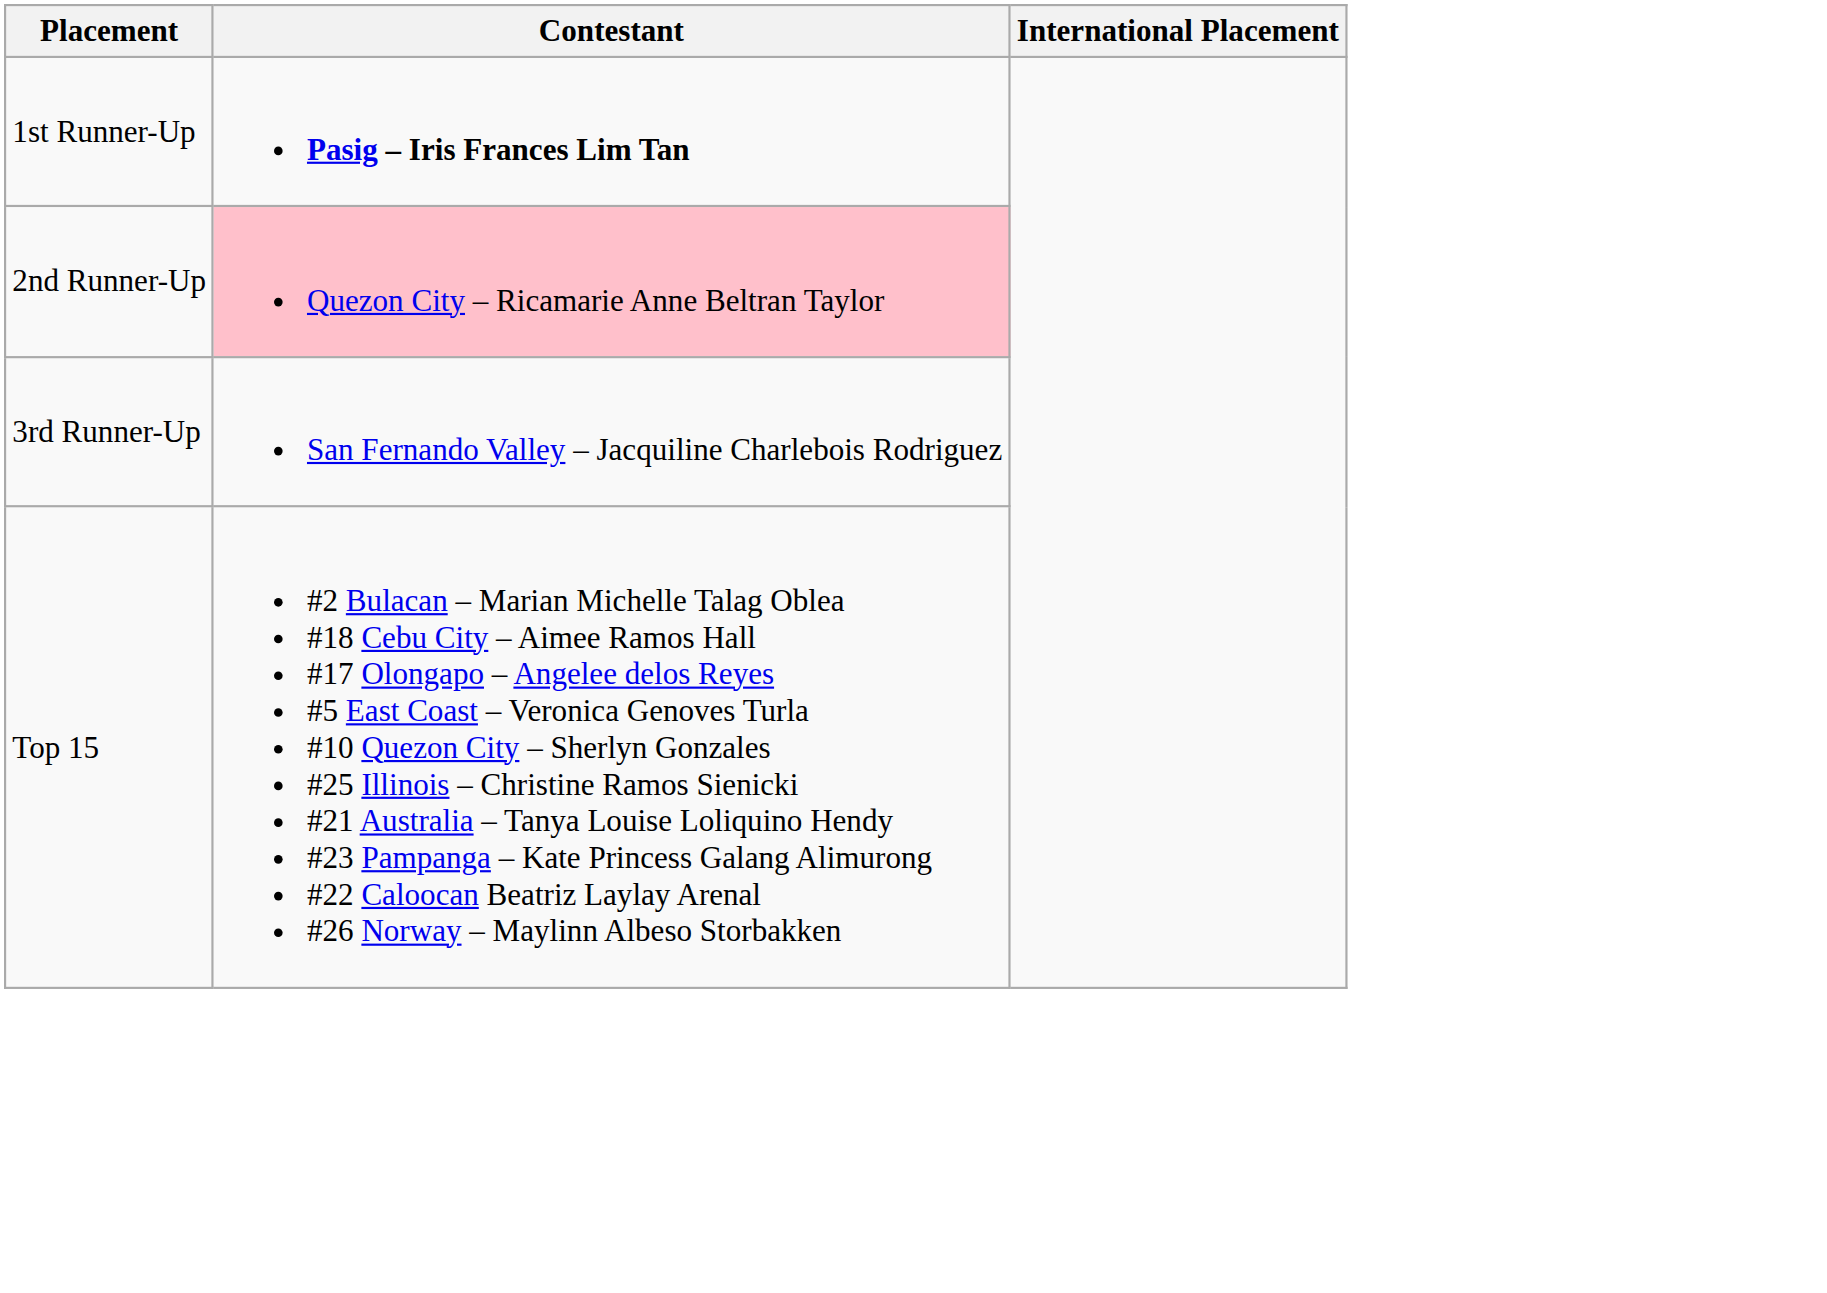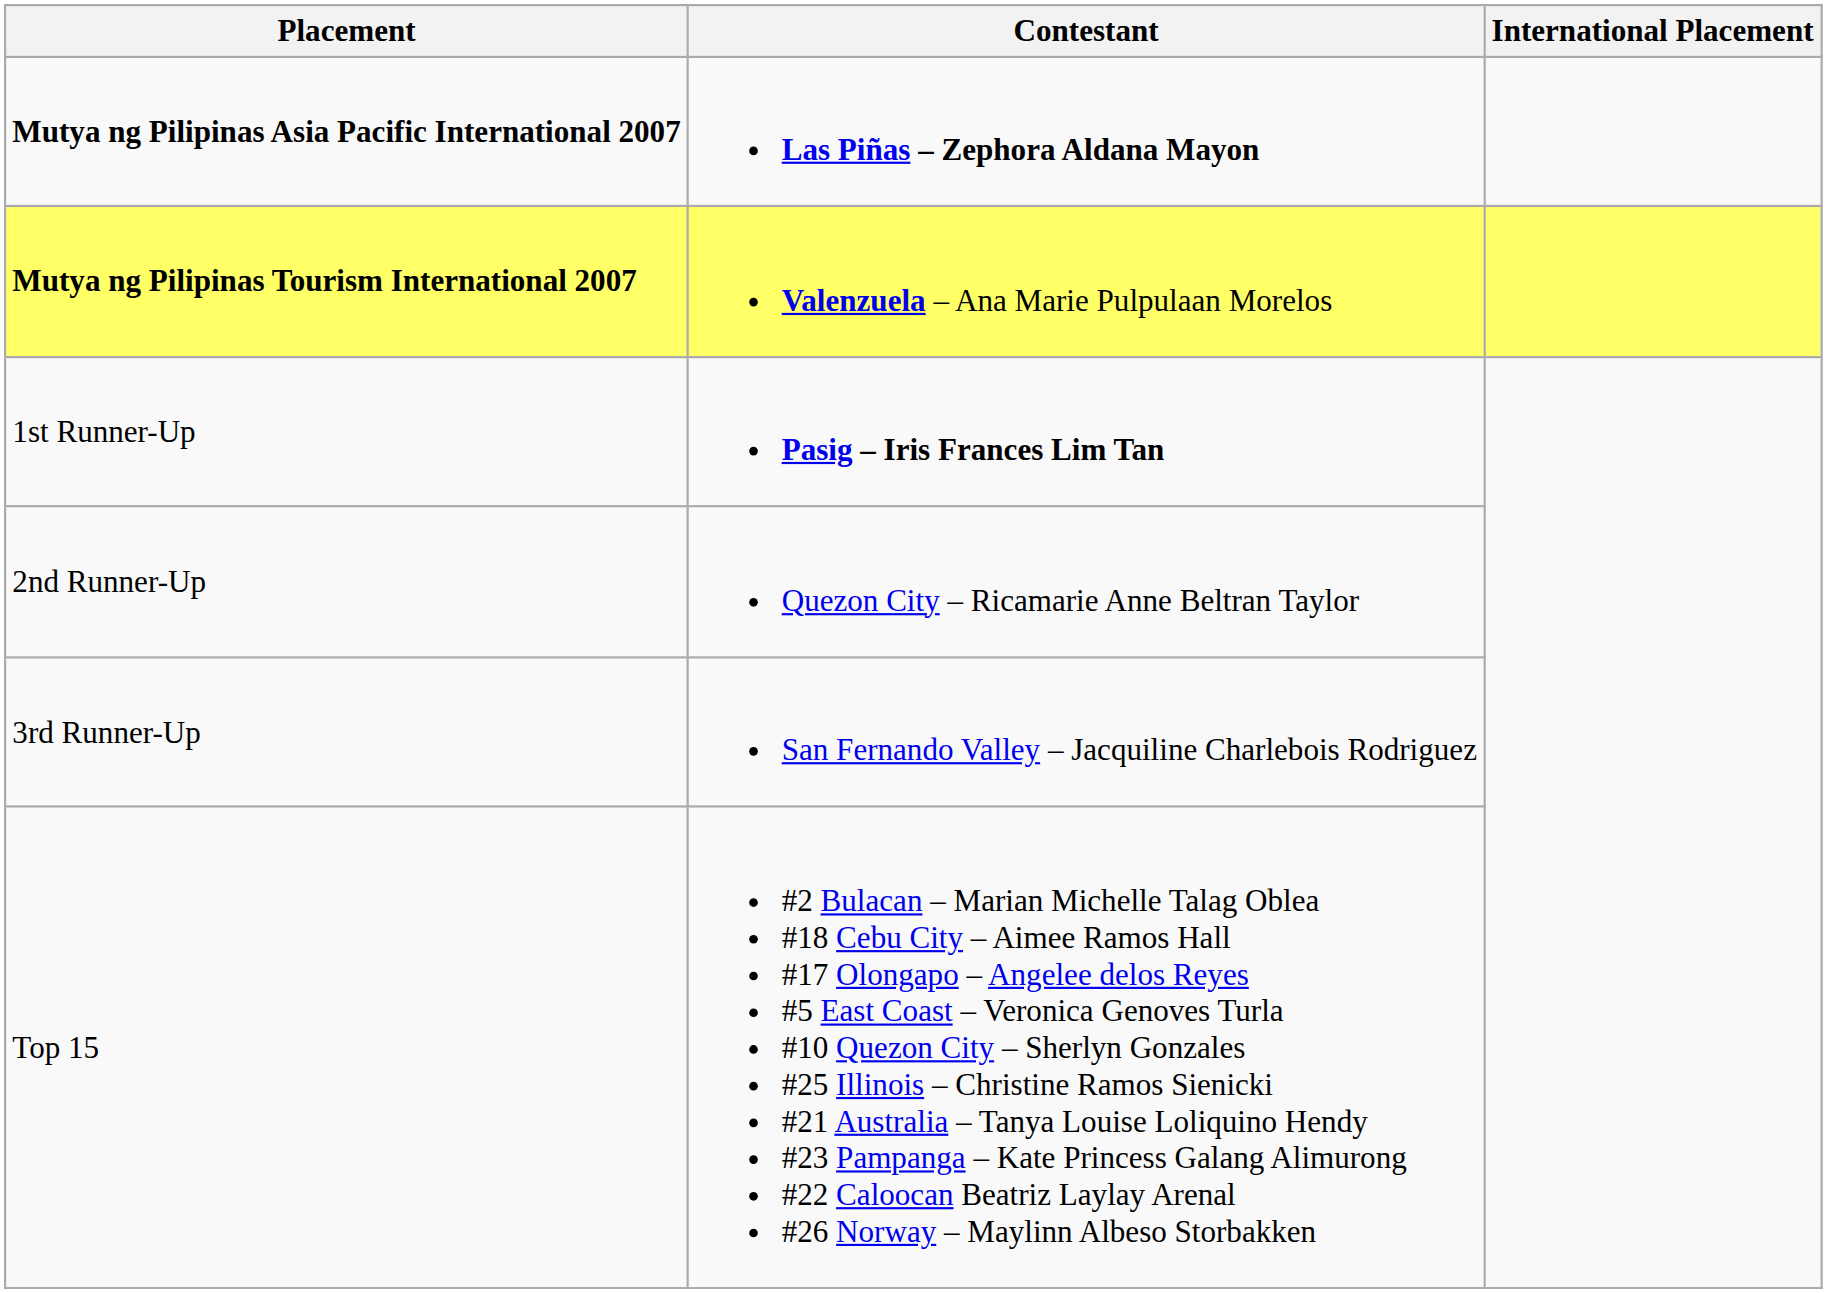+ row: (347, 131)
+ row: (325, 281)
(611, 300) pink background -> (1086, 601) no background
